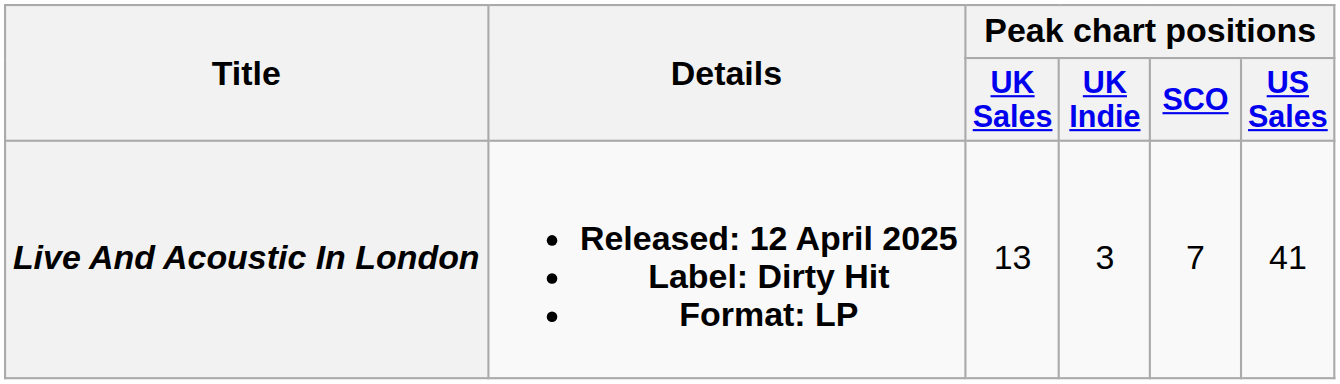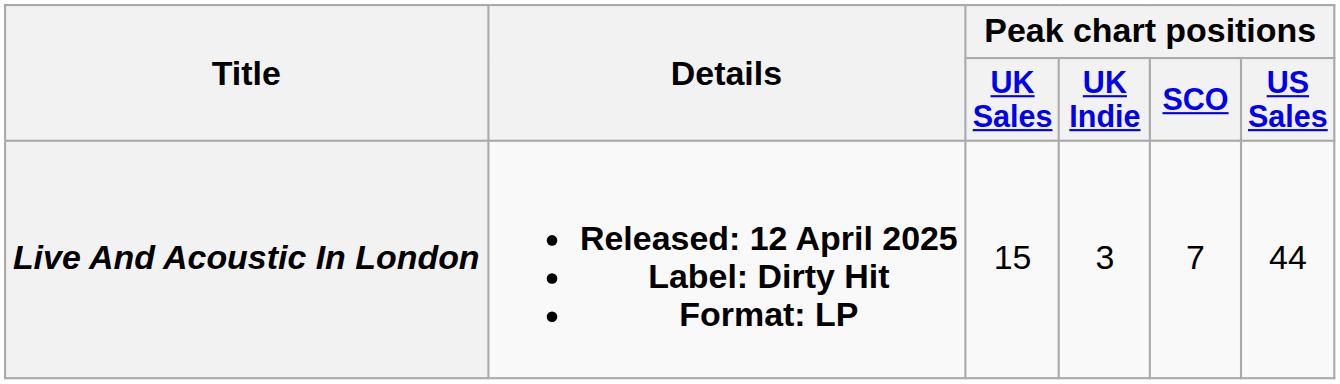(1013, 258) 13 -> (1013, 258) 15
(1288, 258) 41 -> (1288, 258) 44
